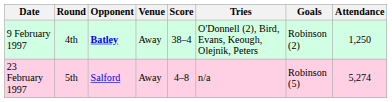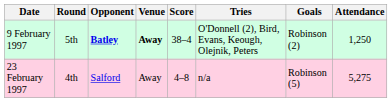(71, 39) 4th -> (71, 39) 5th
(150, 39) normal -> (150, 39) bold
(71, 78) 5th -> (71, 78) 4th
(360, 78) 5,274 -> (360, 78) 5,275
